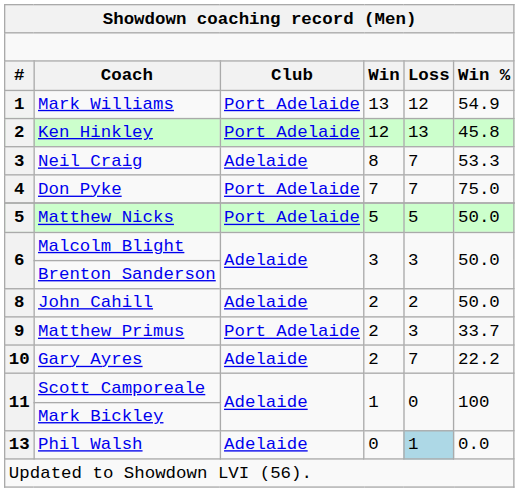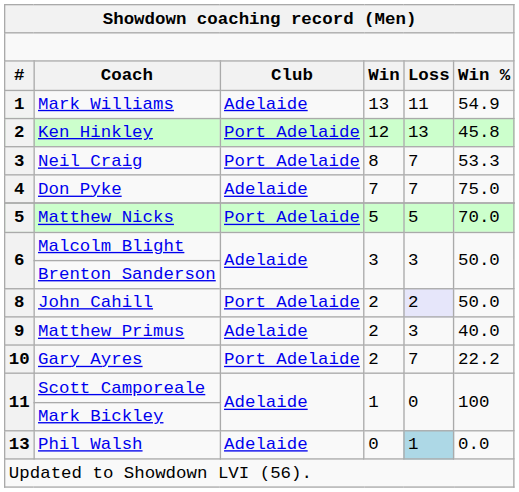(292, 104) Port Adelaide -> (266, 104) Adelaide
(418, 104) 12 -> (418, 104) 11
(266, 161) Adelaide -> (292, 161) Port Adelaide
(292, 189) Port Adelaide -> (266, 189) Adelaide
(479, 218) 50.0 -> (479, 218) 70.0
(266, 303) Adelaide -> (292, 303) Port Adelaide
(413, 303) no background -> (413, 303) lavender background
(292, 331) Port Adelaide -> (266, 331) Adelaide
(479, 331) 33.7 -> (479, 331) 40.0
(266, 360) Adelaide -> (292, 360) Port Adelaide
